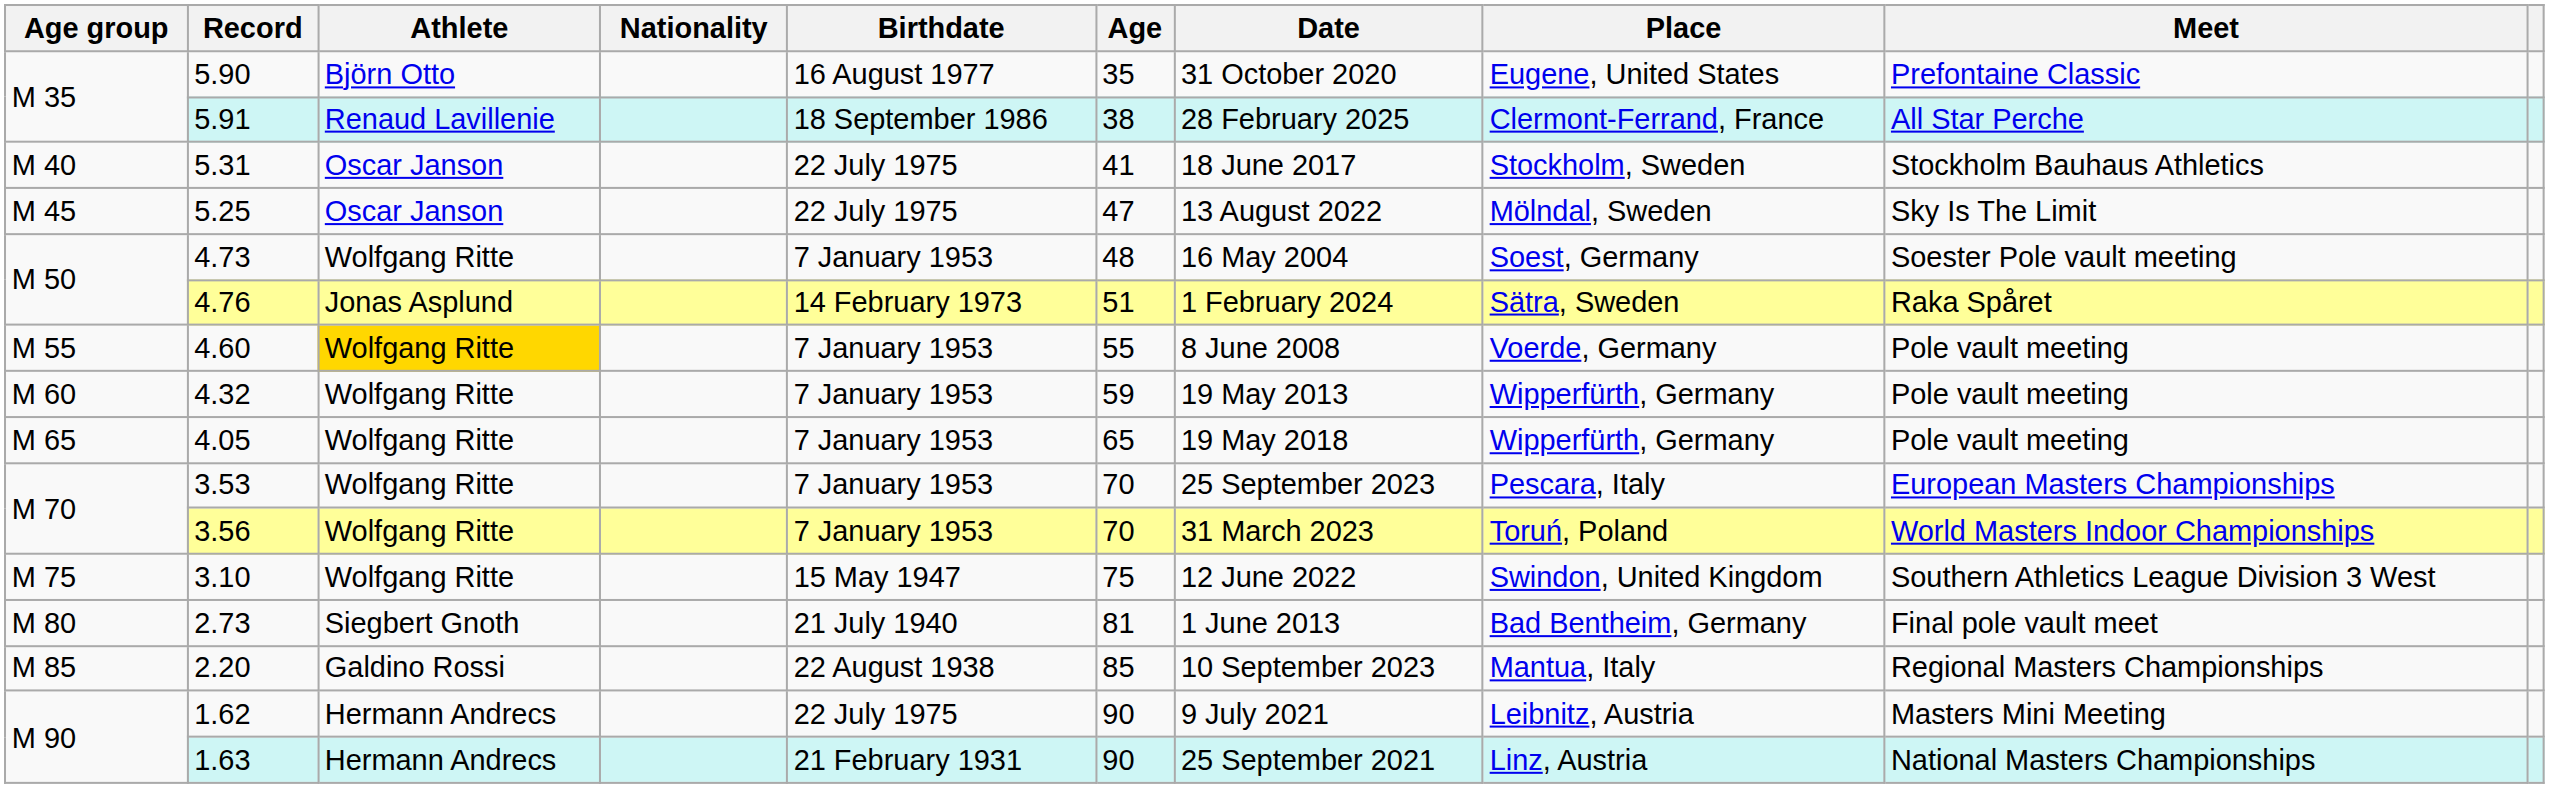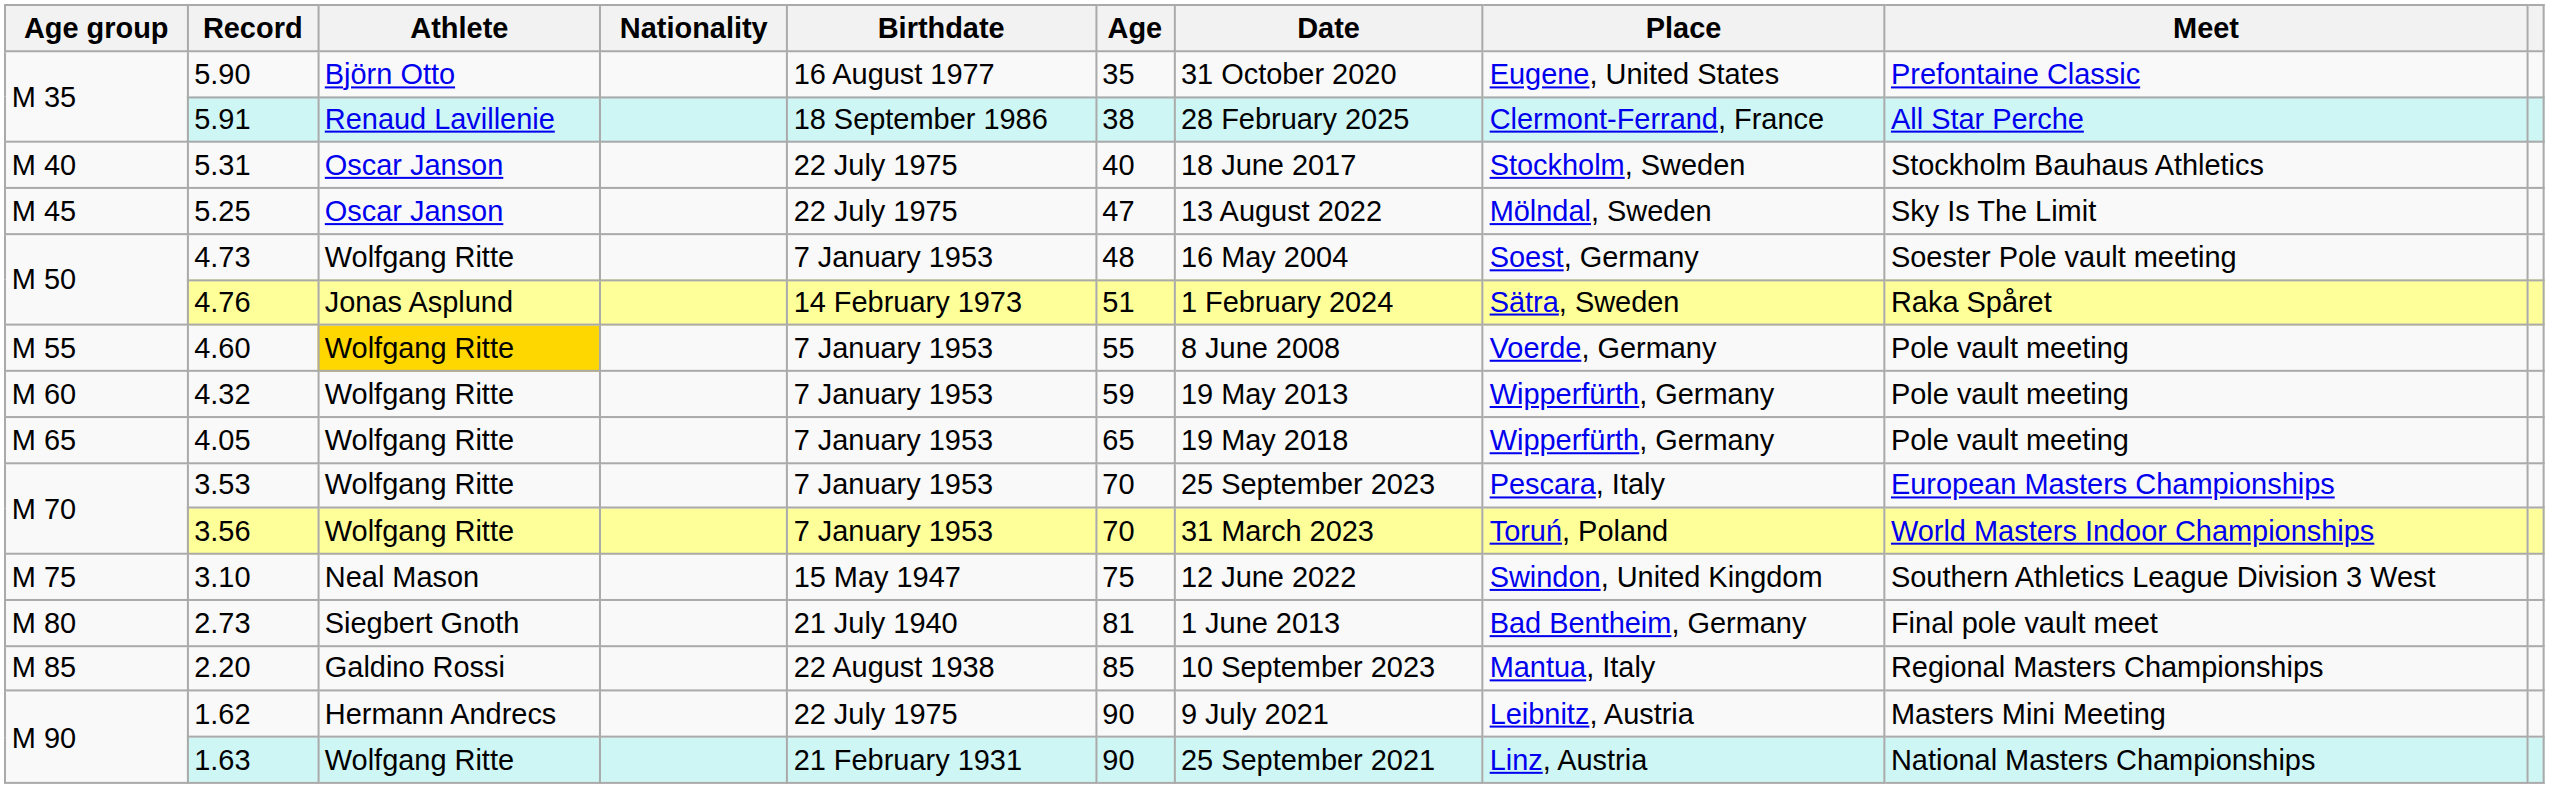(1118, 165) 41 -> (1118, 165) 40
(419, 577) Wolfgang Ritte -> (402, 577) Neal Mason
(441, 760) Hermann Andrecs -> (419, 760) Wolfgang Ritte
